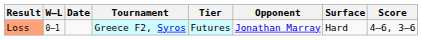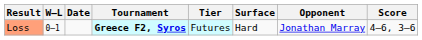columns swapped: (345, 12) <-> (278, 12)
(140, 28) normal -> (140, 28) bold
